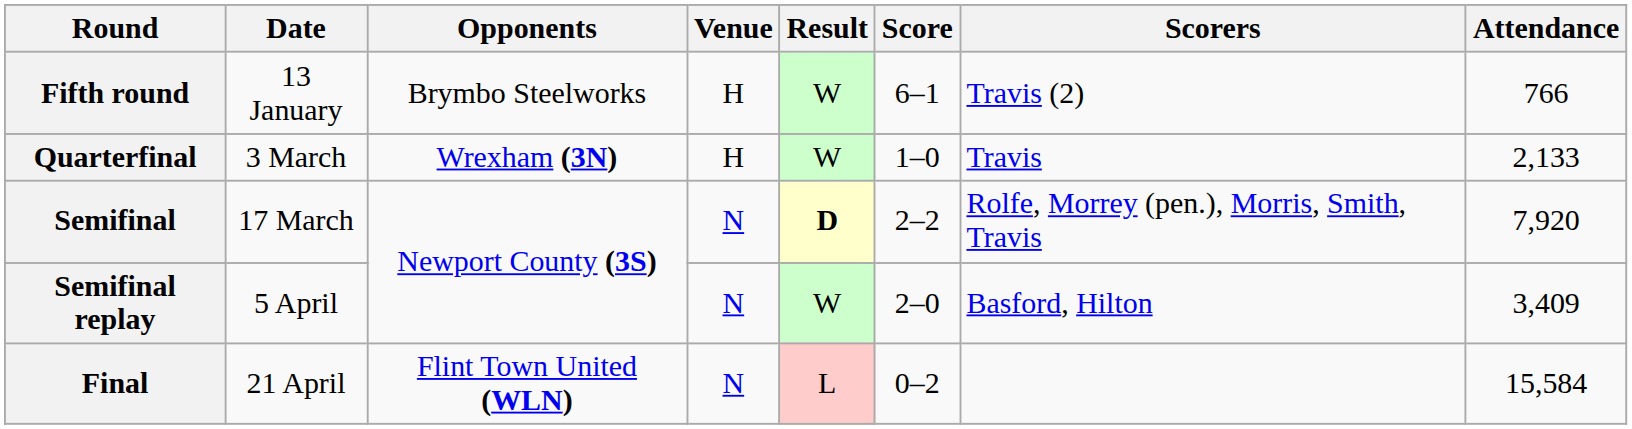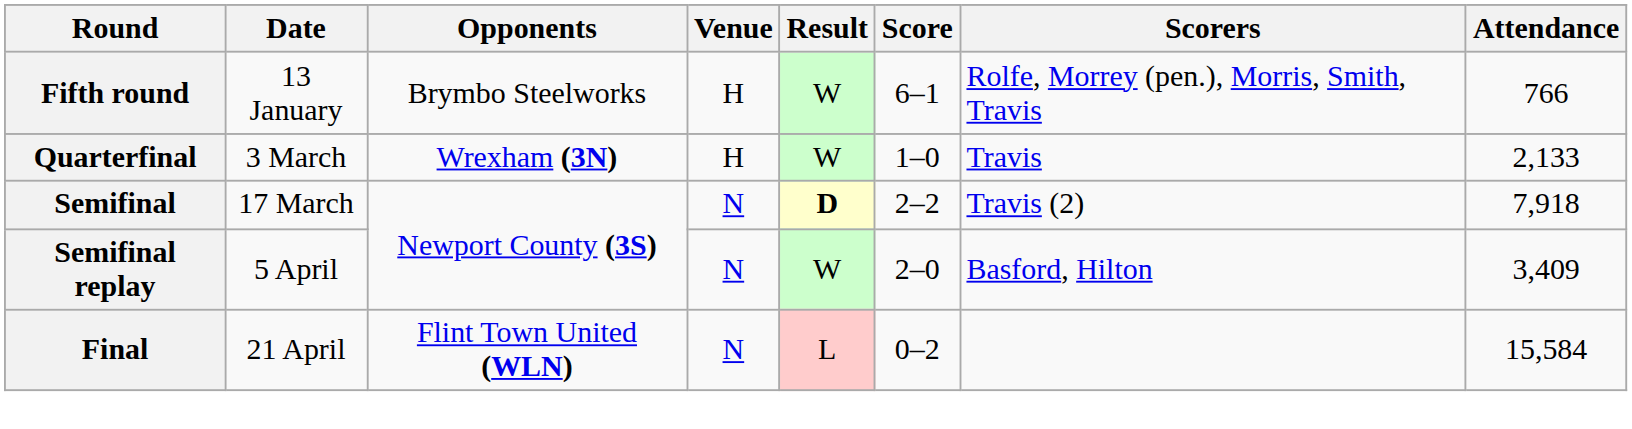(1025, 92) Travis (2) -> (1186, 92) Rolfe, Morrey (pen.), Morris, Smith, Travis
(1186, 221) Rolfe, Morrey (pen.), Morris, Smith, Travis -> (1025, 204) Travis (2)
(1546, 221) 7,920 -> (1546, 204) 7,918
